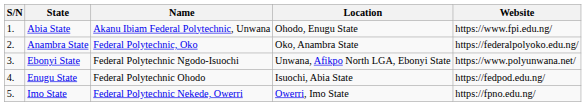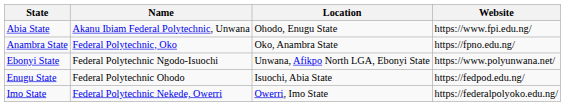- column: (15, 12)
(517, 45) https://federalpolyoko.edu.ng/ -> (475, 45) https://fpno.edu.ng/
(495, 93) https://fpno.edu.ng/ -> (496, 93) https://federalpolyoko.edu.ng/
